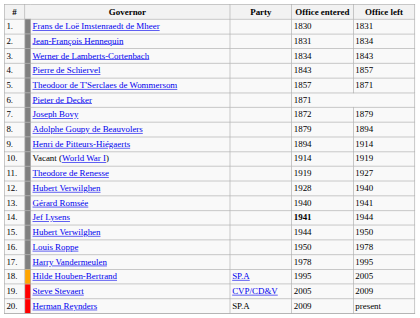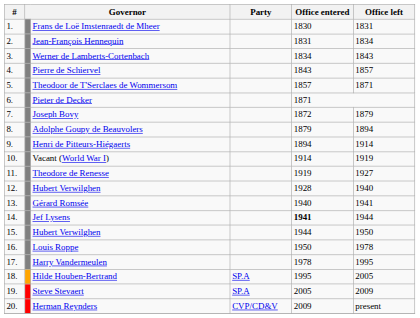(255, 292) CVP/CD&V -> (241, 292) SP.A
(241, 306) SP.A -> (255, 306) CVP/CD&V
